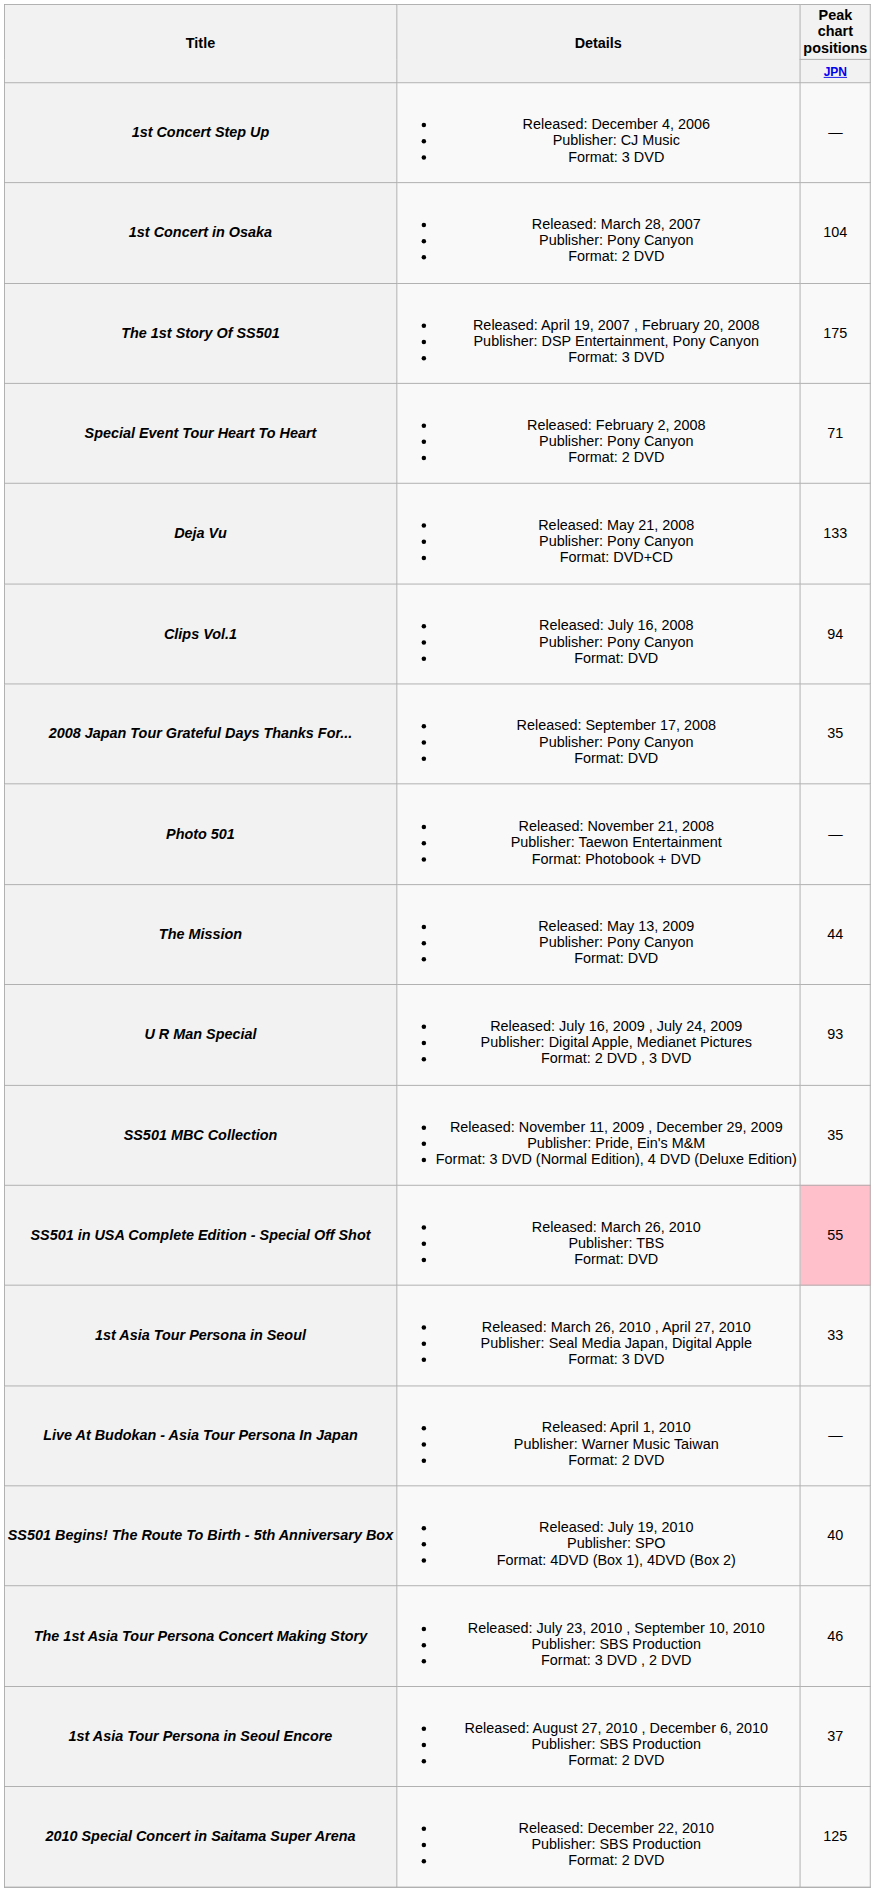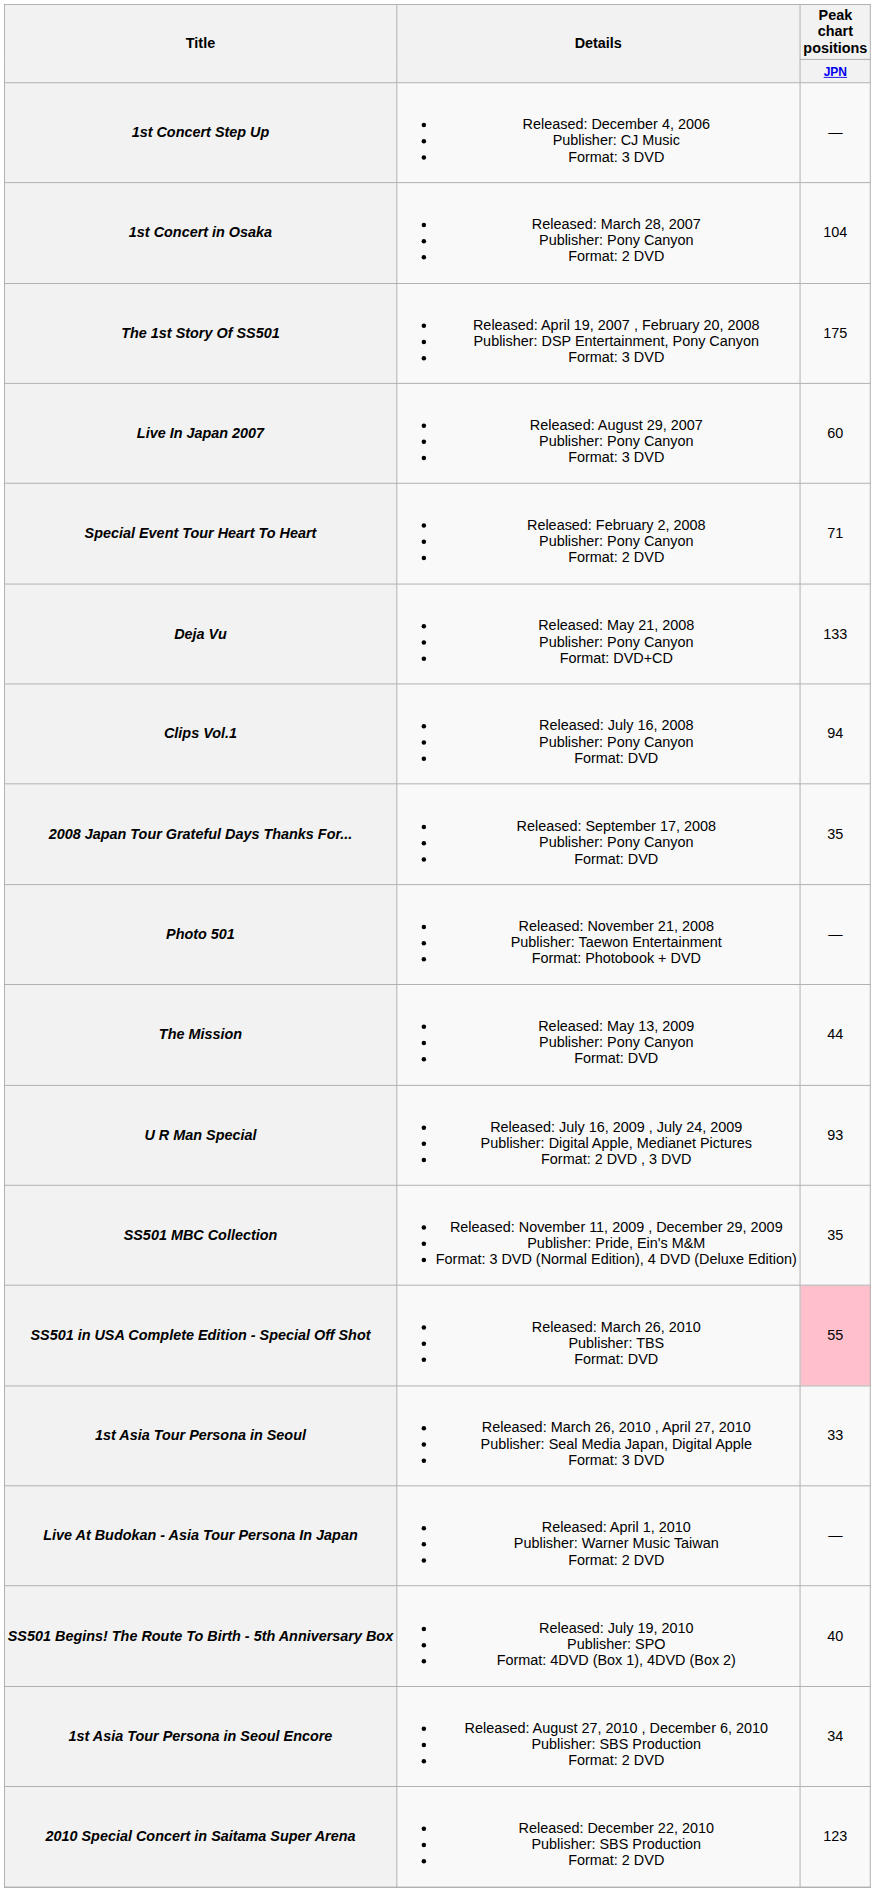+ row: (200, 433)
- row: (200, 1636)
(835, 1736) 37 -> (835, 1736) 34
(835, 1836) 125 -> (835, 1836) 123
